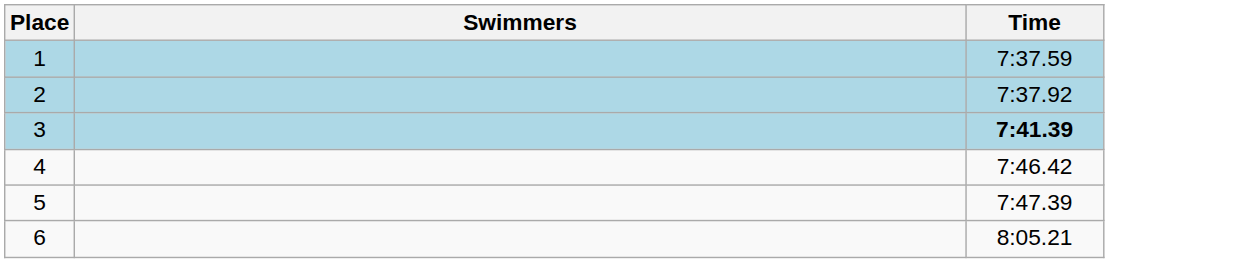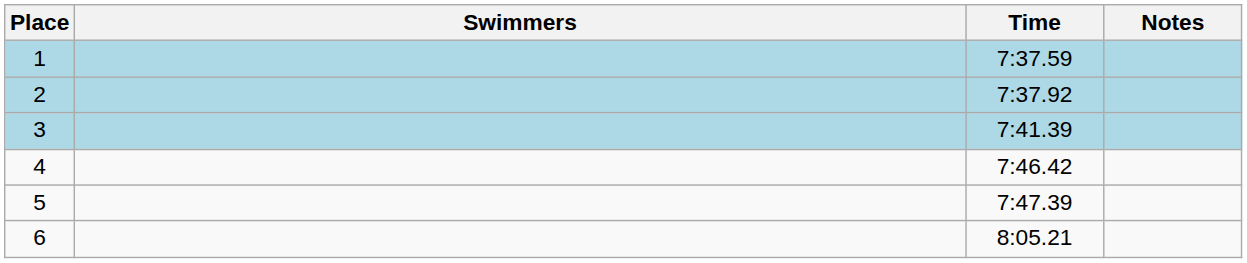+ column: (1173, 22)
(1035, 130) bold -> (1035, 130) normal
